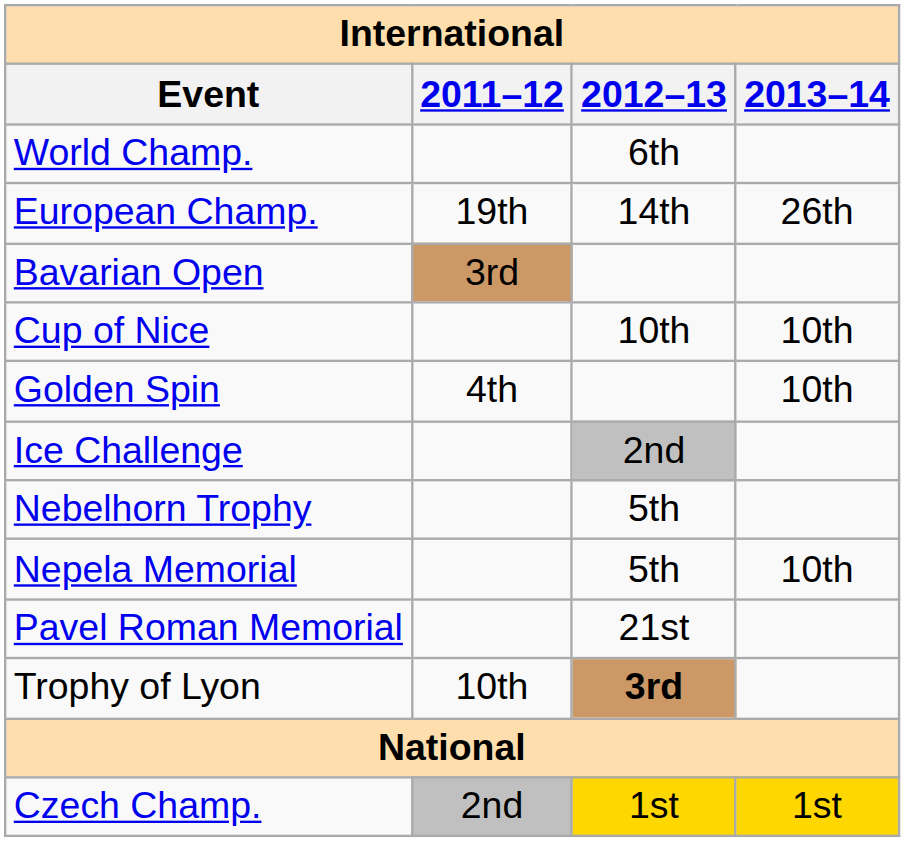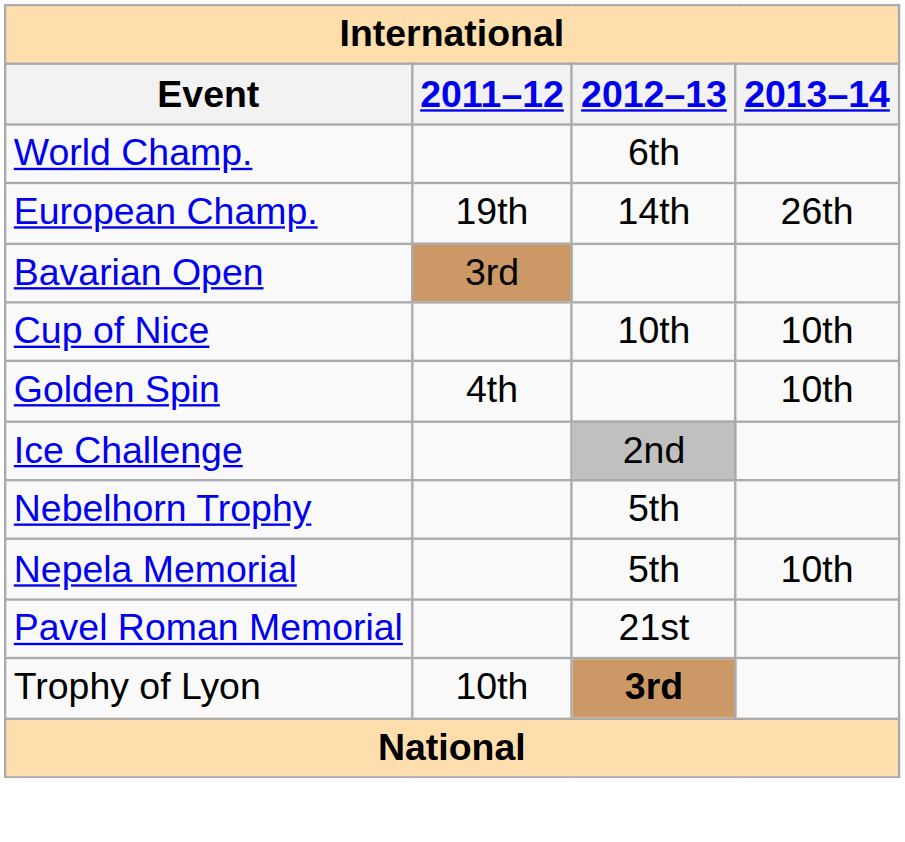- row: (138, 806)
